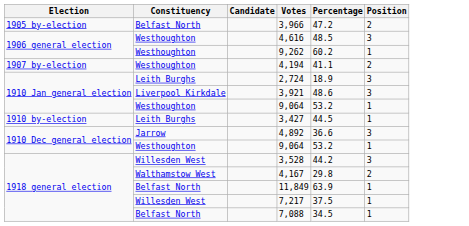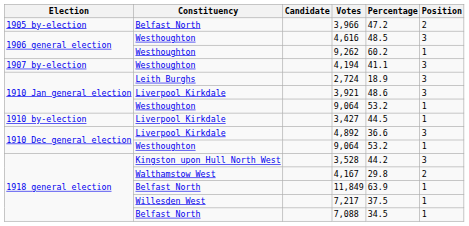(369, 65) 2 -> (424, 65) 3
(166, 120) Leith Burghs -> (181, 120) Liverpool Kirkdale
(151, 133) Jarrow -> (181, 133) Liverpool Kirkdale
(171, 160) Willesden West -> (208, 160) Kingston upon Hull North West
